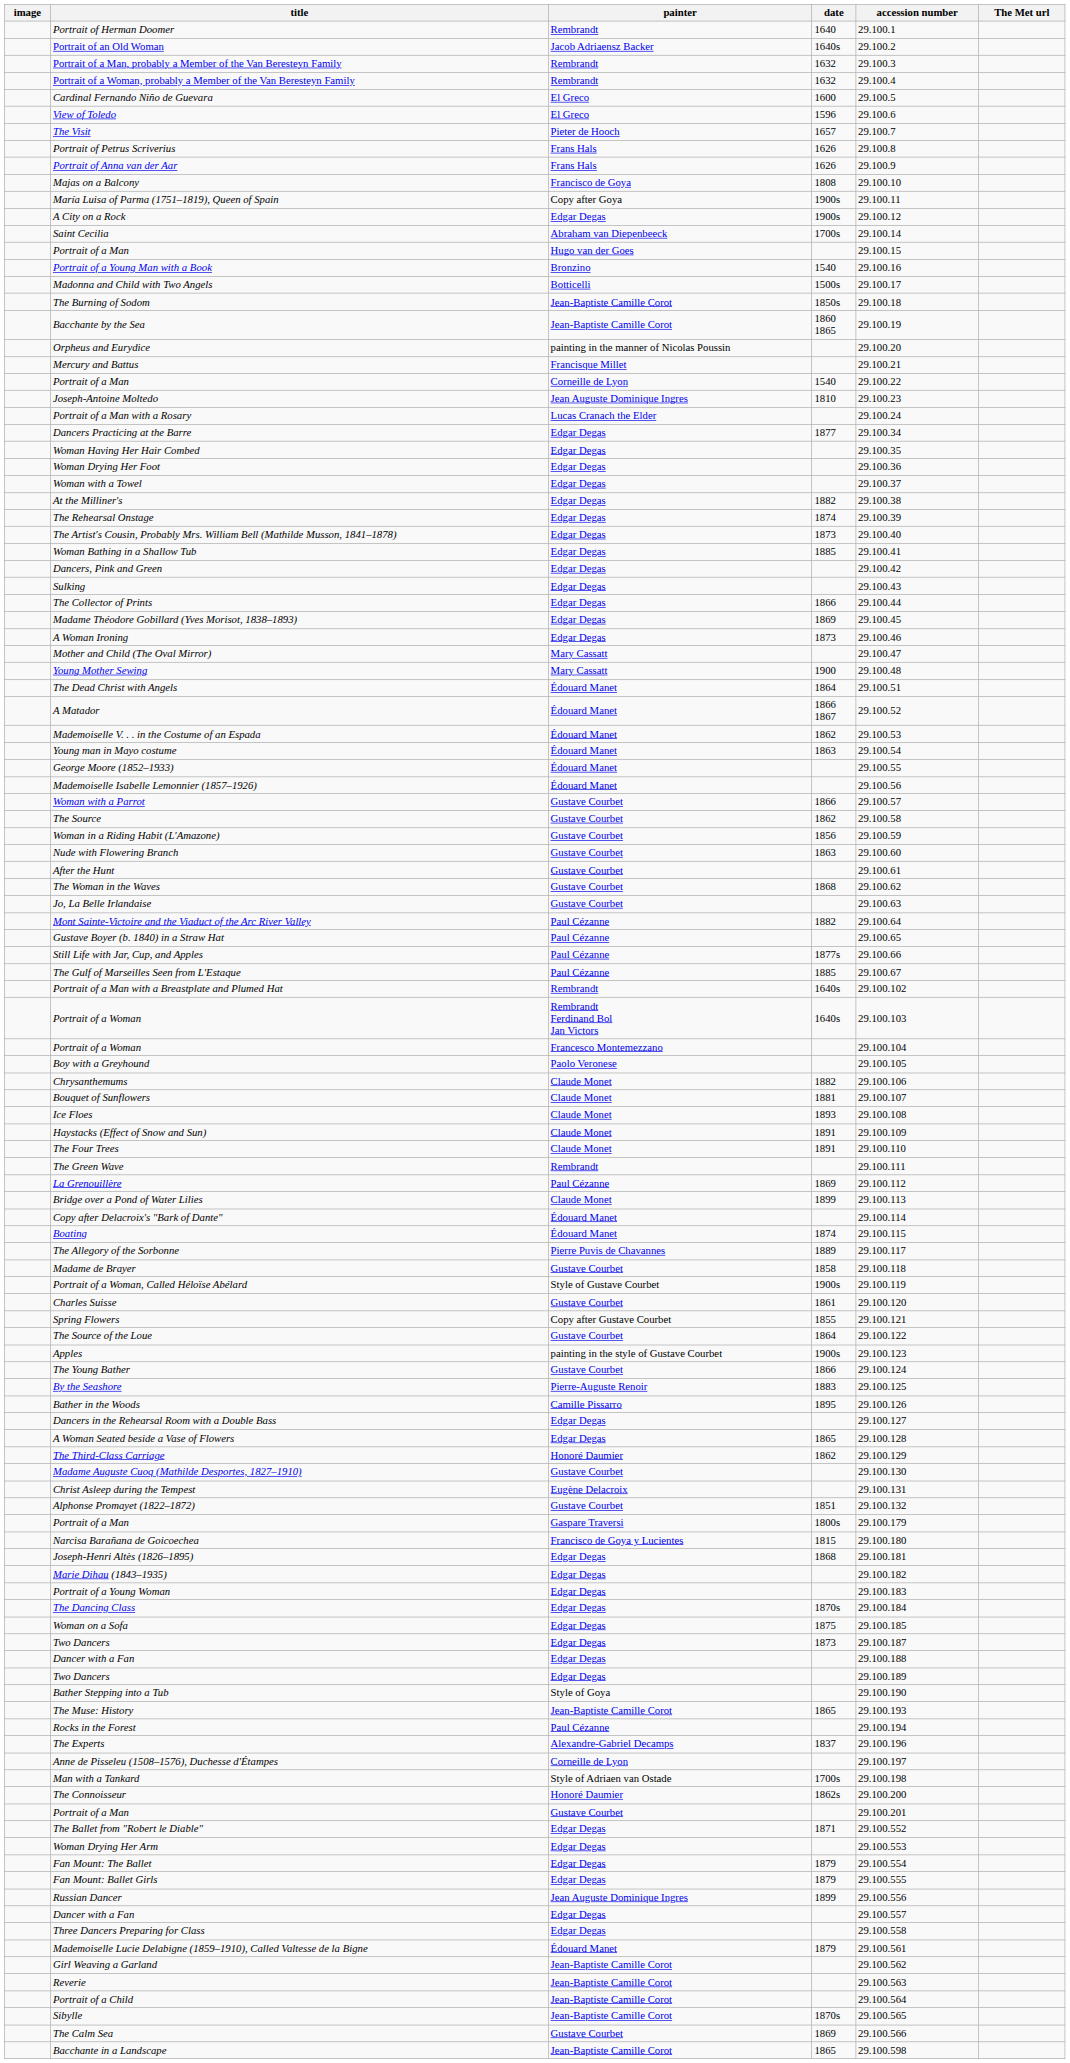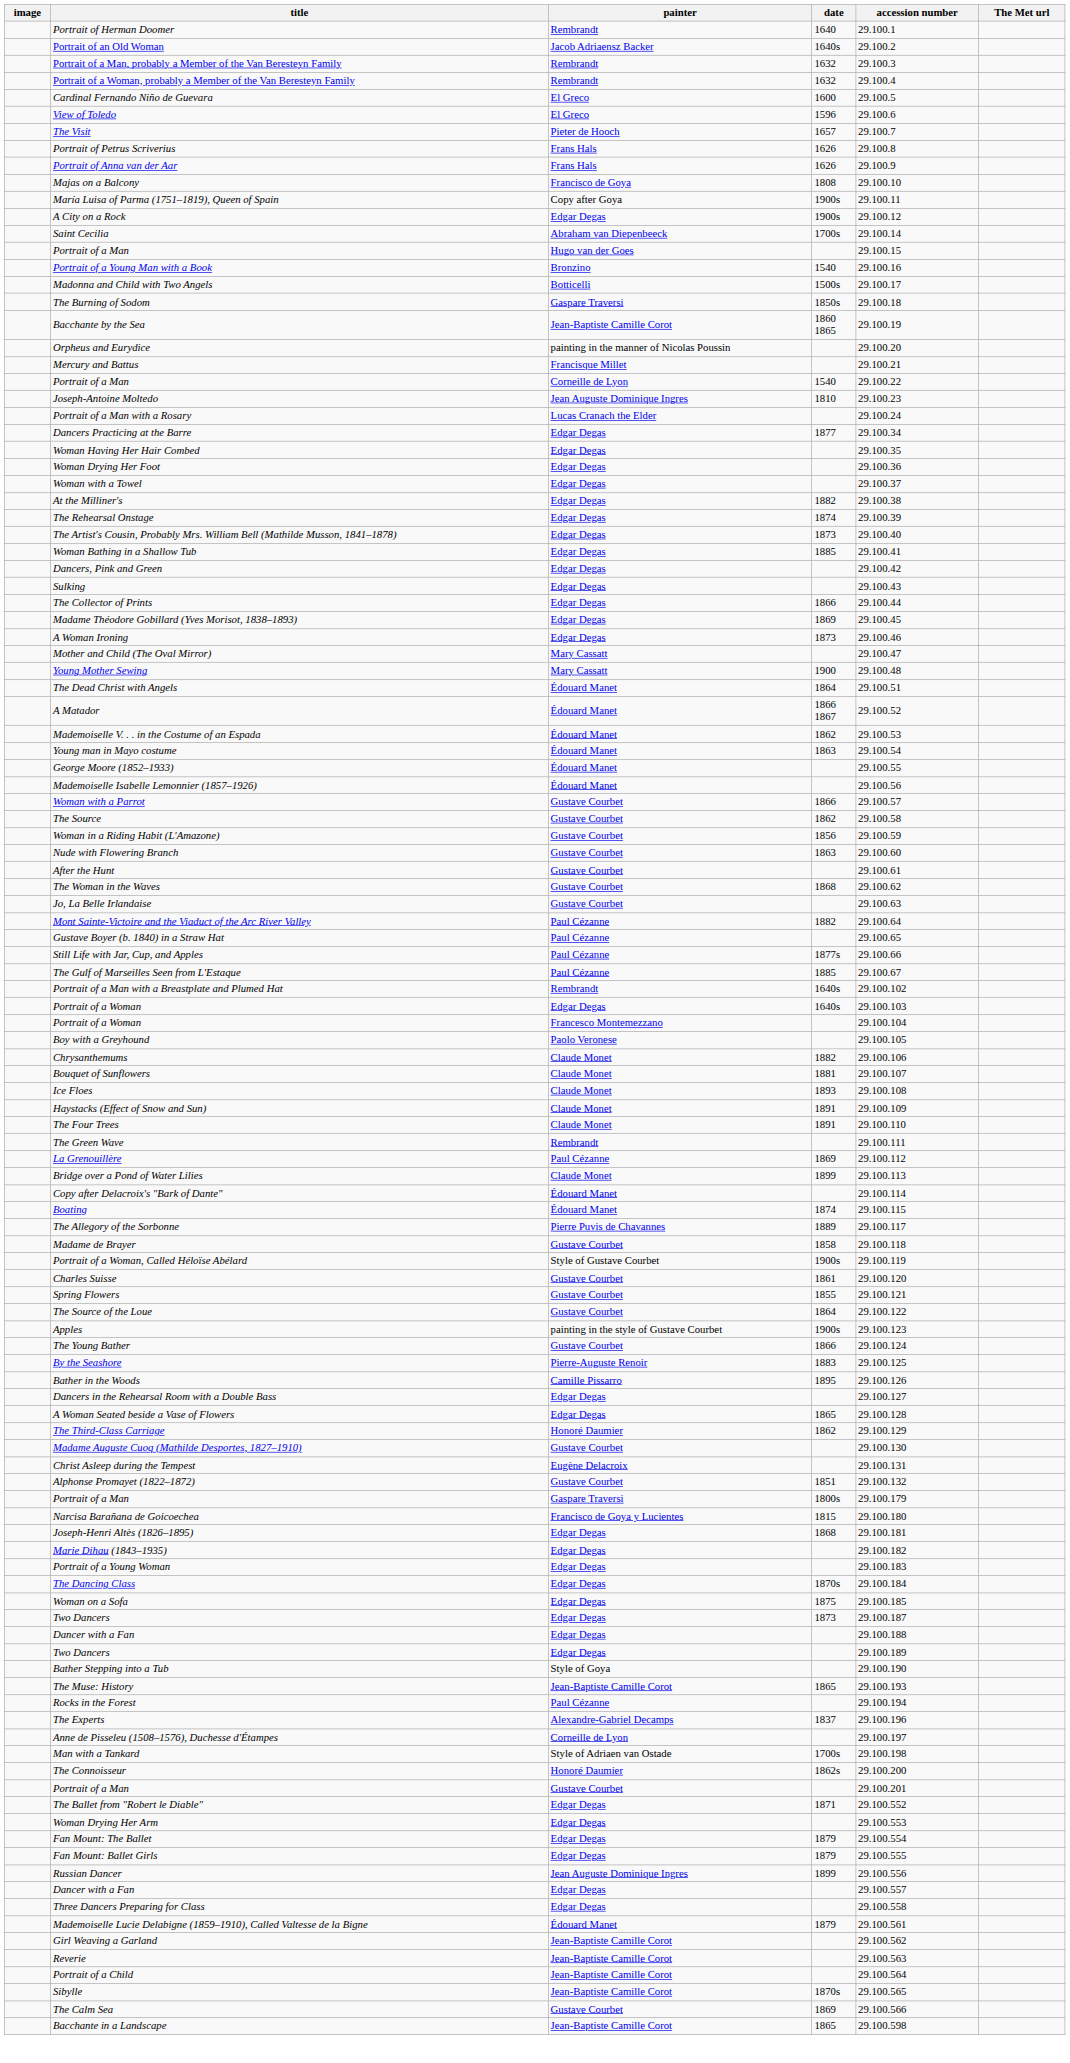(611, 302) Jean-Baptiste Camille Corot -> (587, 302) Gaspare Traversi
(581, 1018) Rembrandt Ferdinand Bol Jan Victors -> (578, 1006) Edgar Degas
(611, 1319) Copy after Gustave Courbet -> (587, 1295) Gustave Courbet
